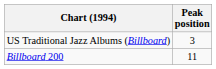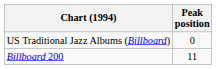(192, 40) 3 -> (192, 40) 0
